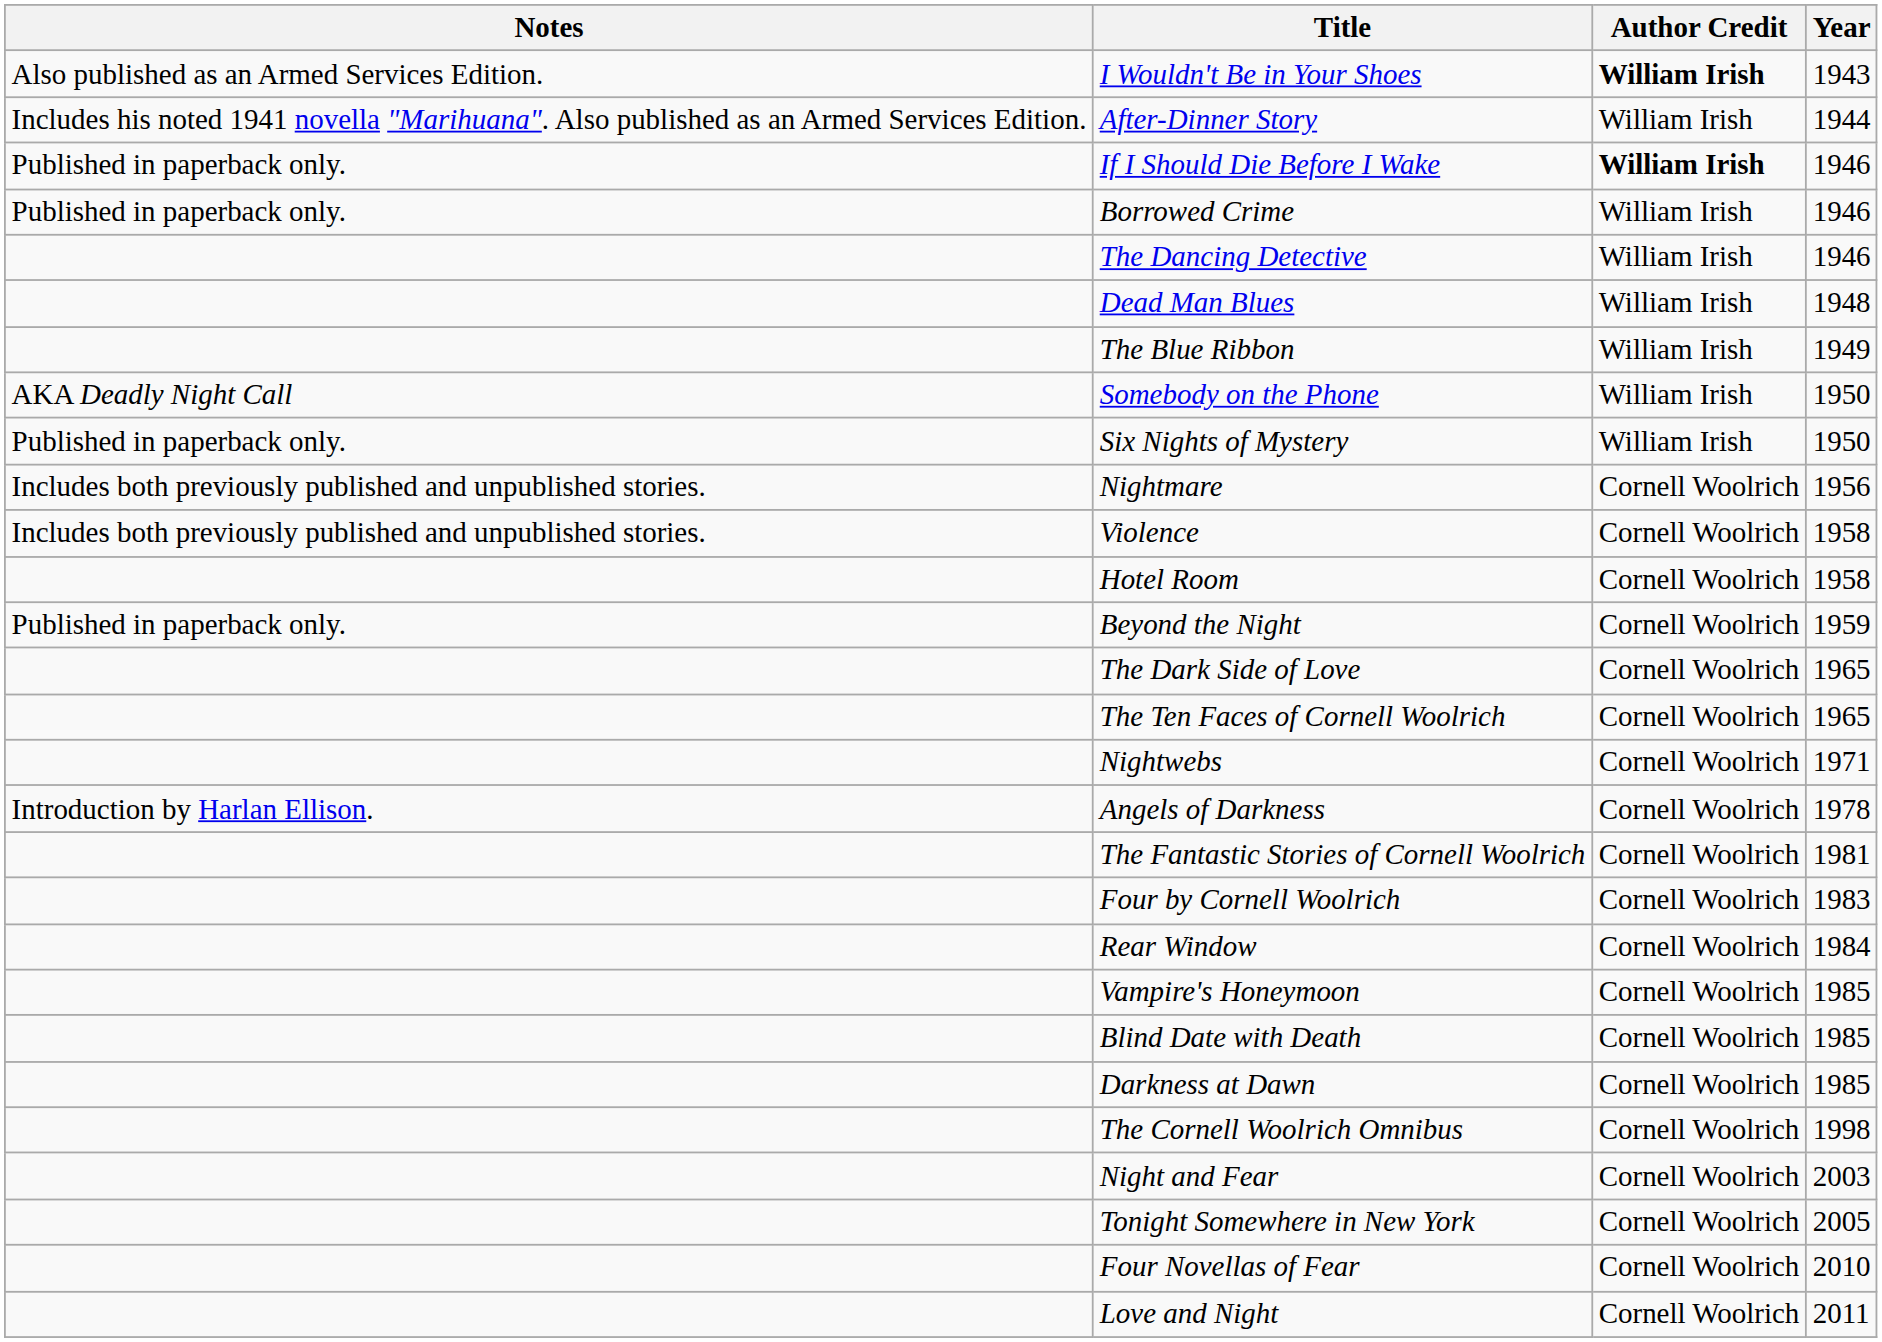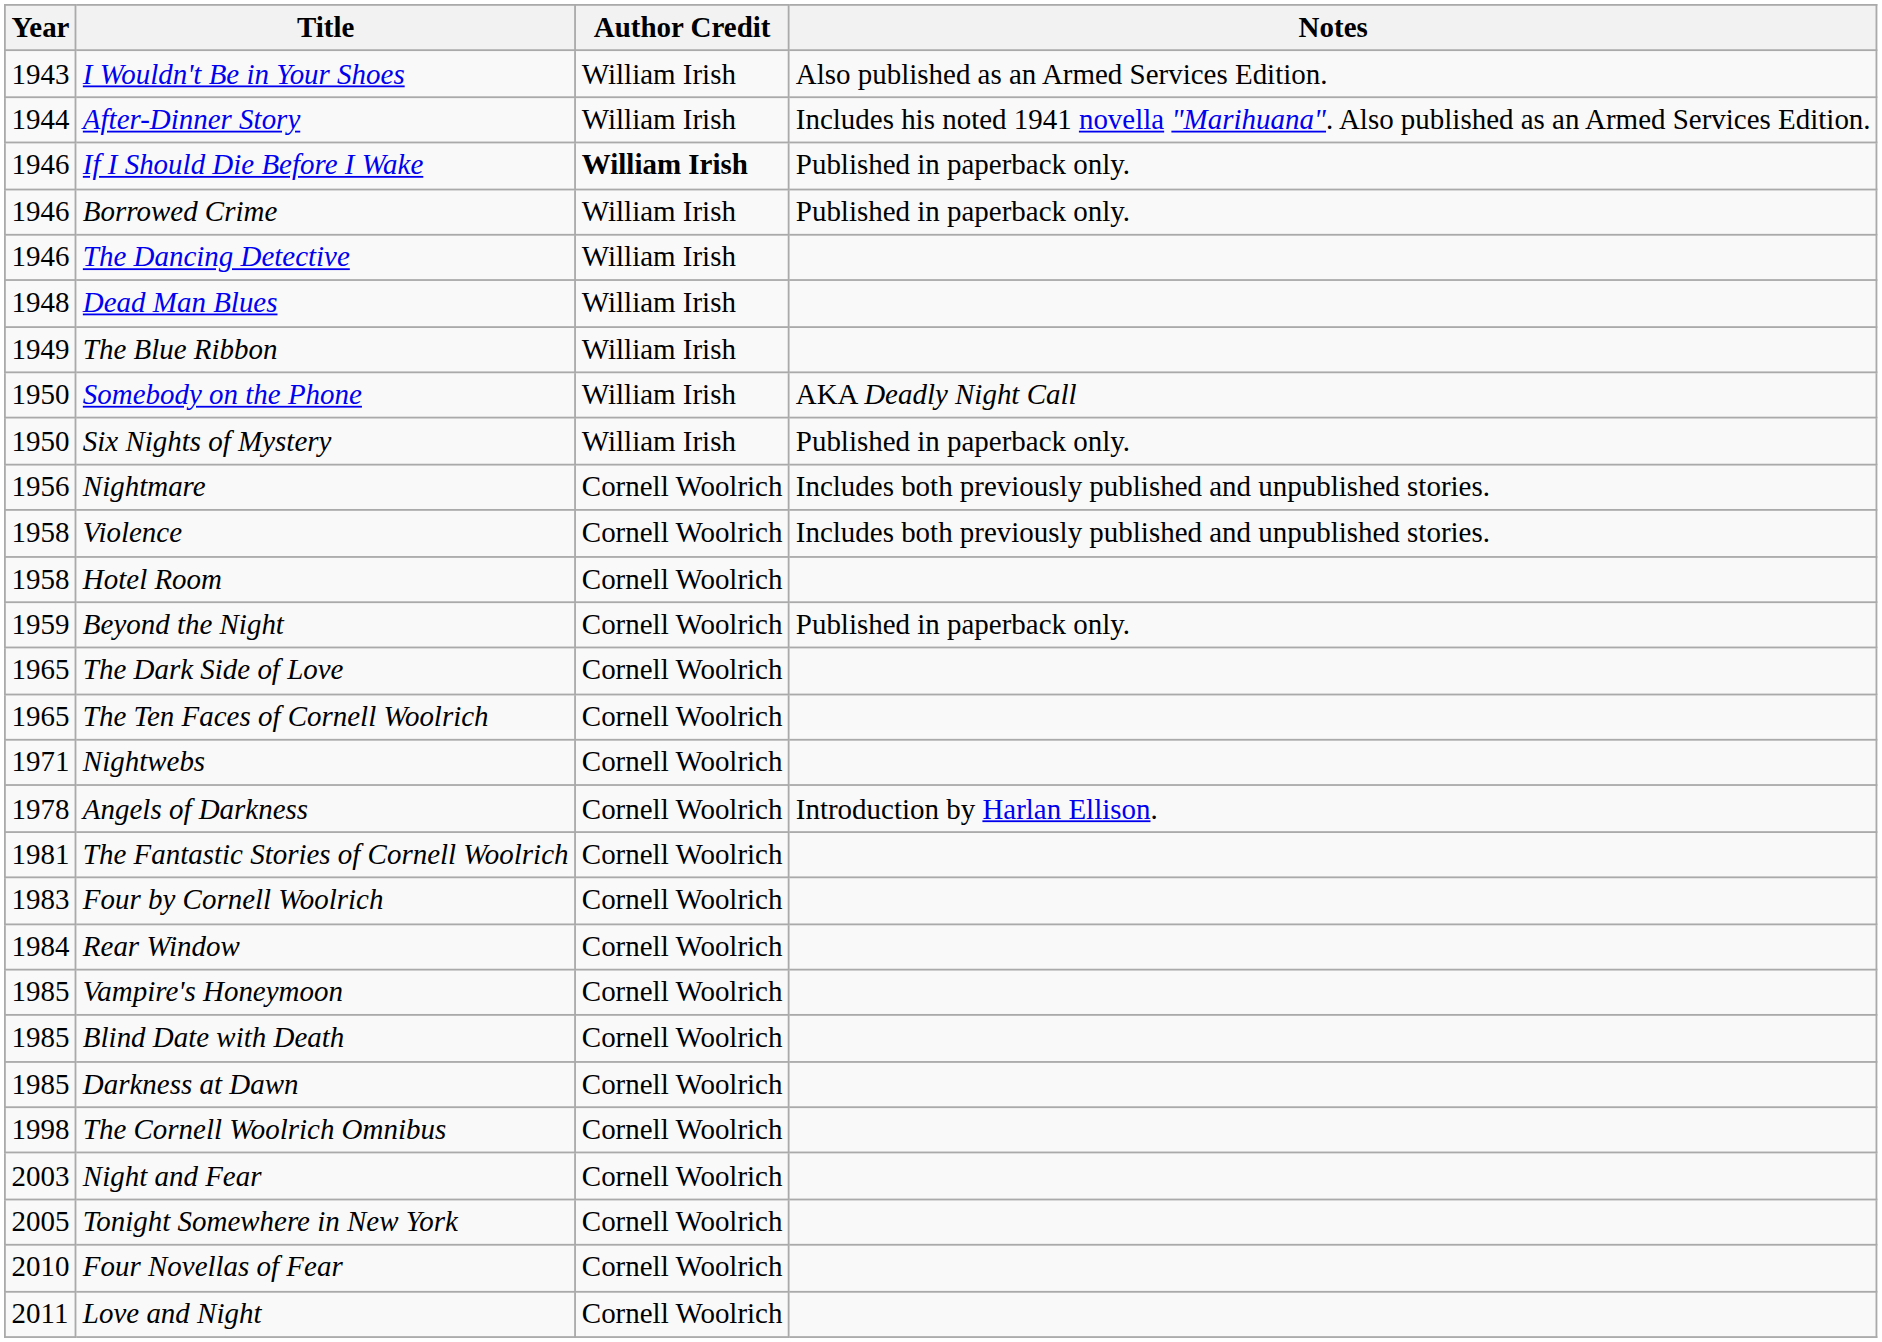columns swapped: (1842, 27) <-> (549, 27)
(1682, 73) bold -> (659, 73) normal
